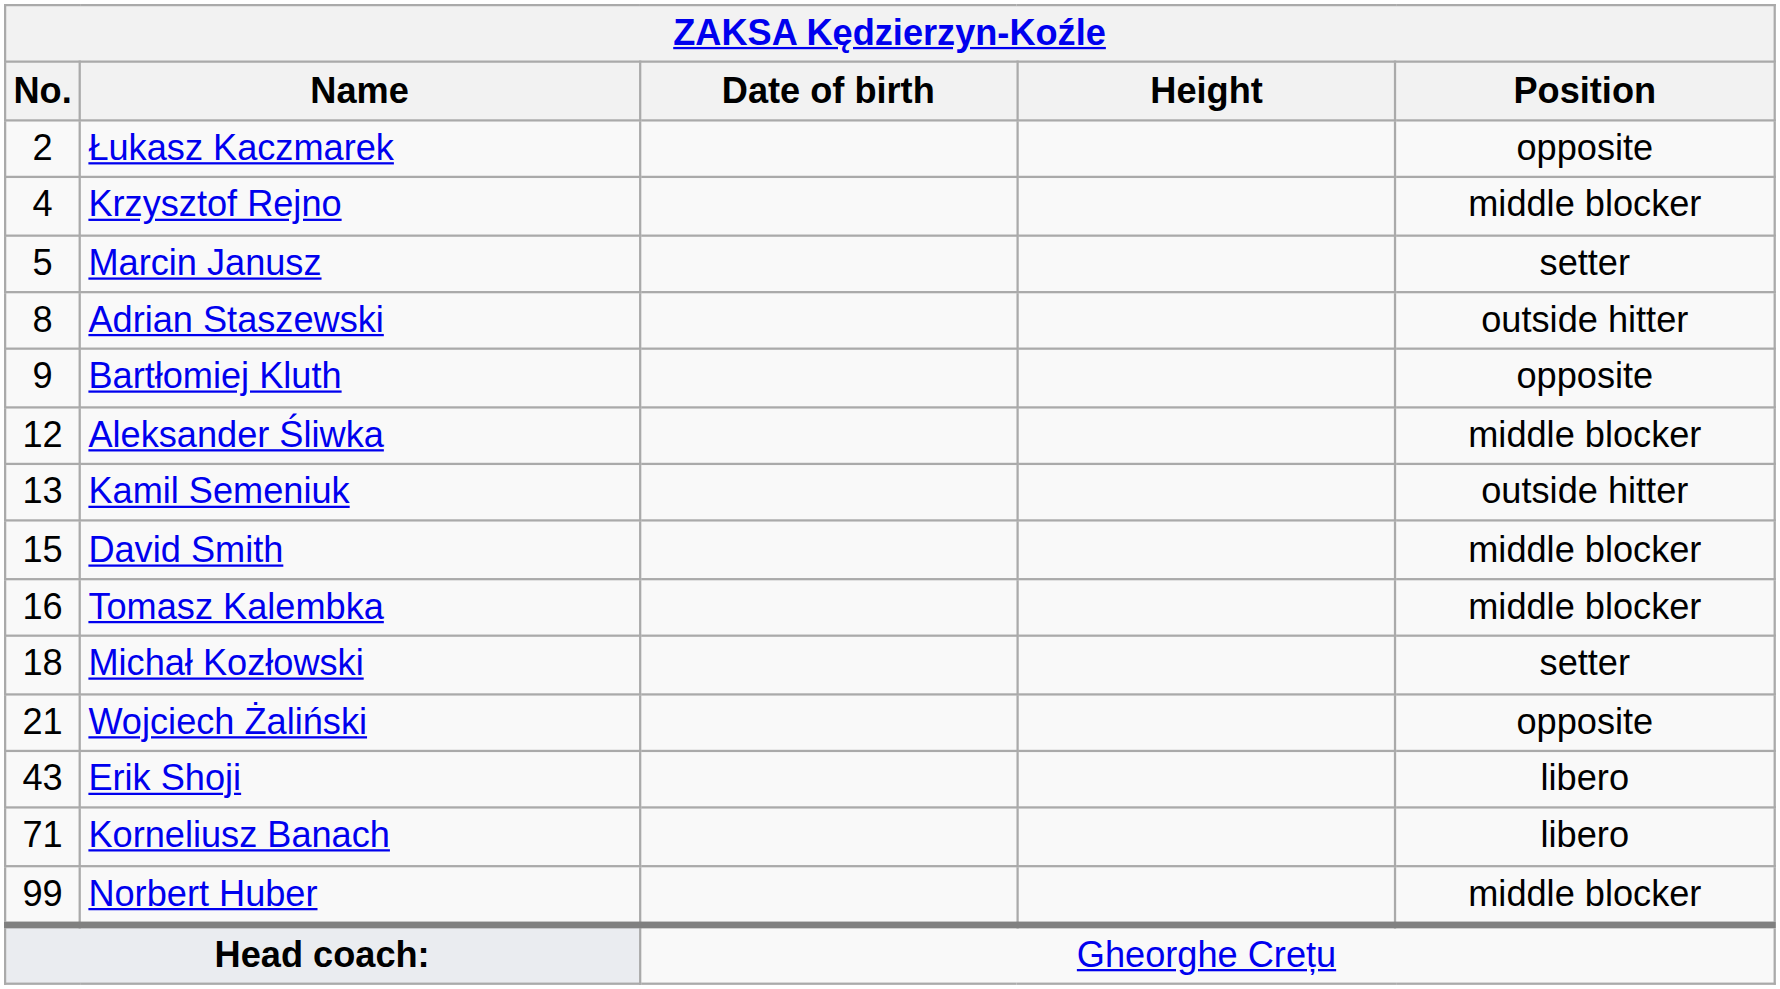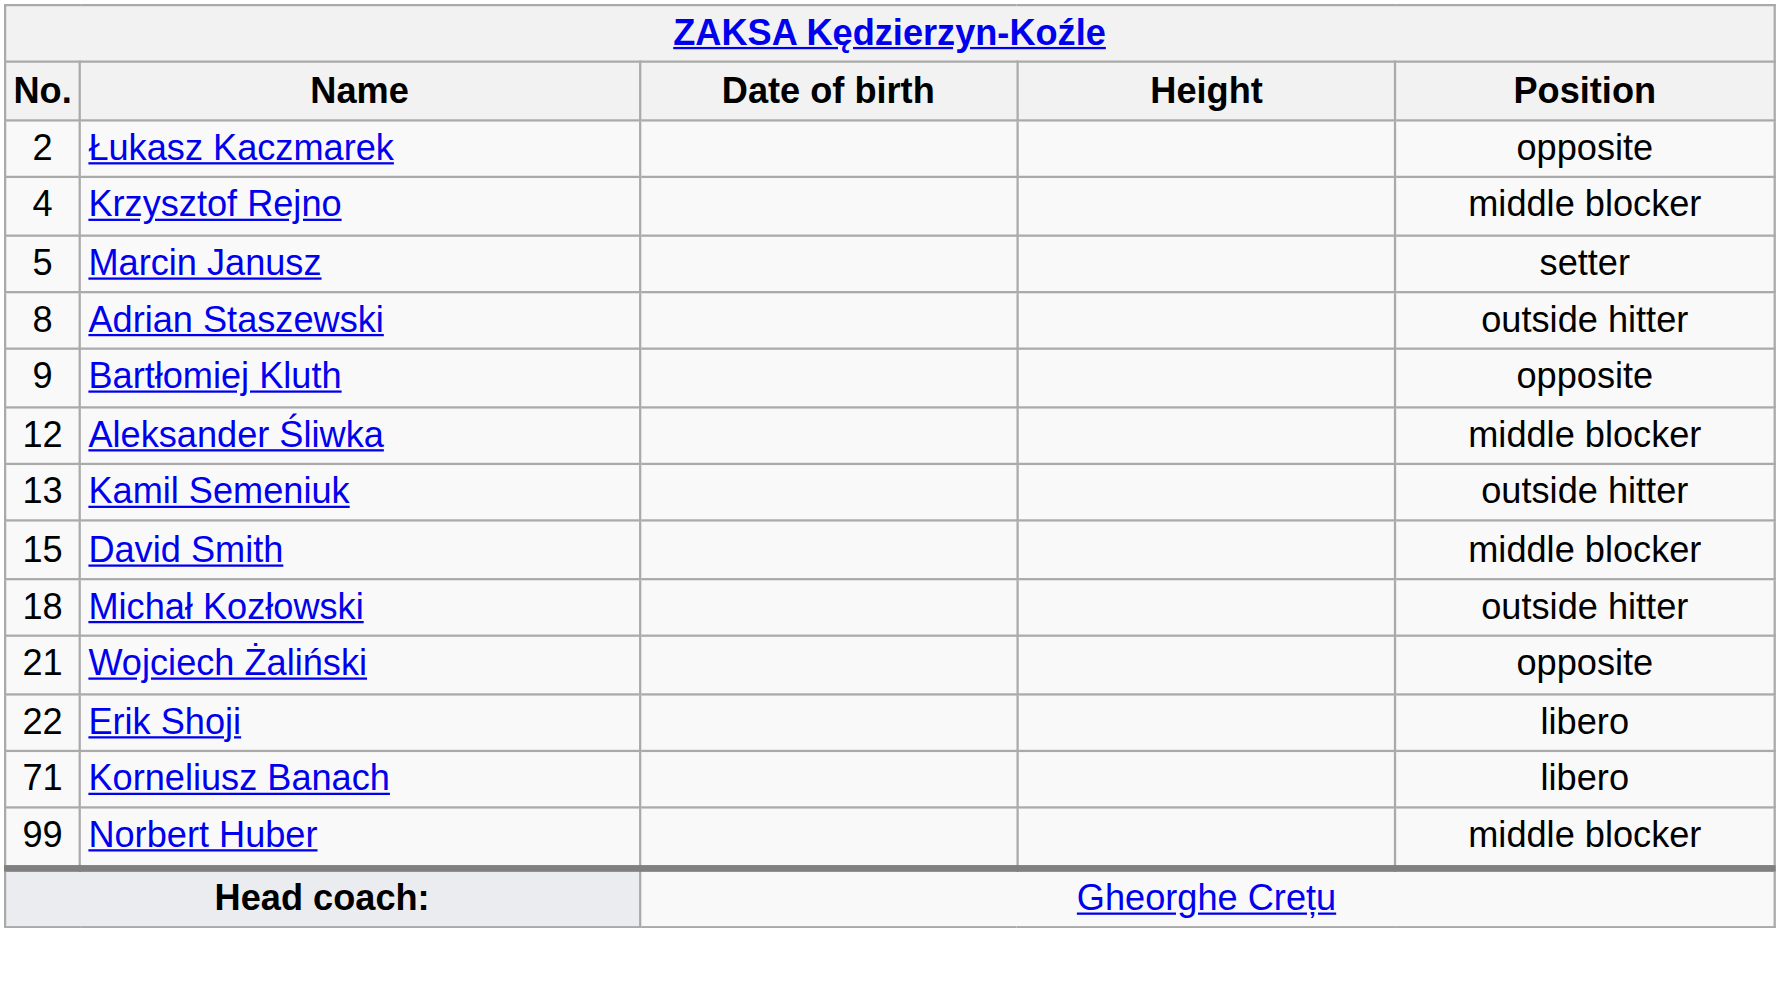- row: (236, 606)
(1585, 663) setter -> (1585, 606) outside hitter
(43, 778) 43 -> (43, 721) 22
